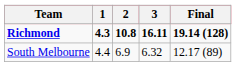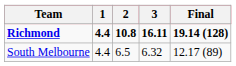(103, 33) 4.3 -> (103, 33) 4.4
(123, 52) 6.9 -> (123, 52) 6.5
